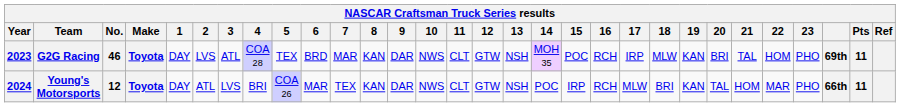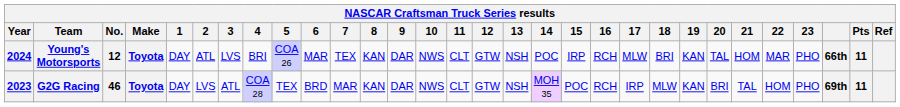rows swapped: (68, 56) <-> (68, 87)
